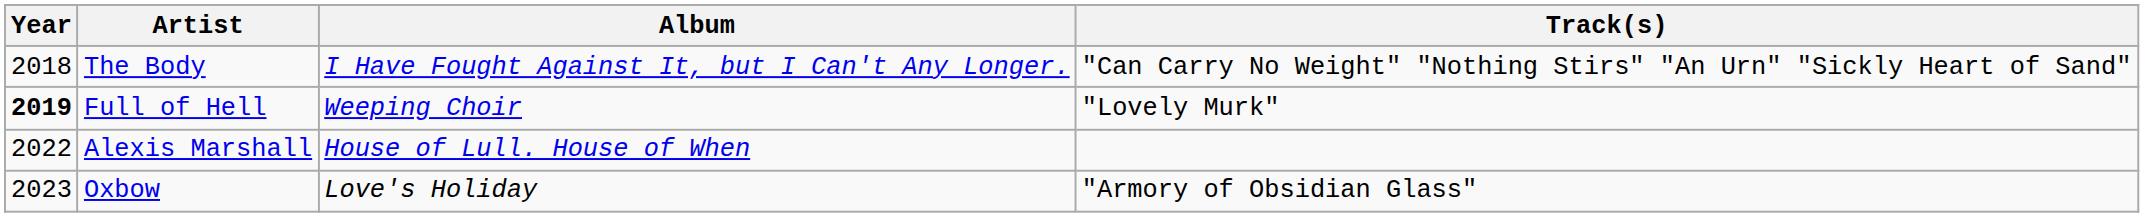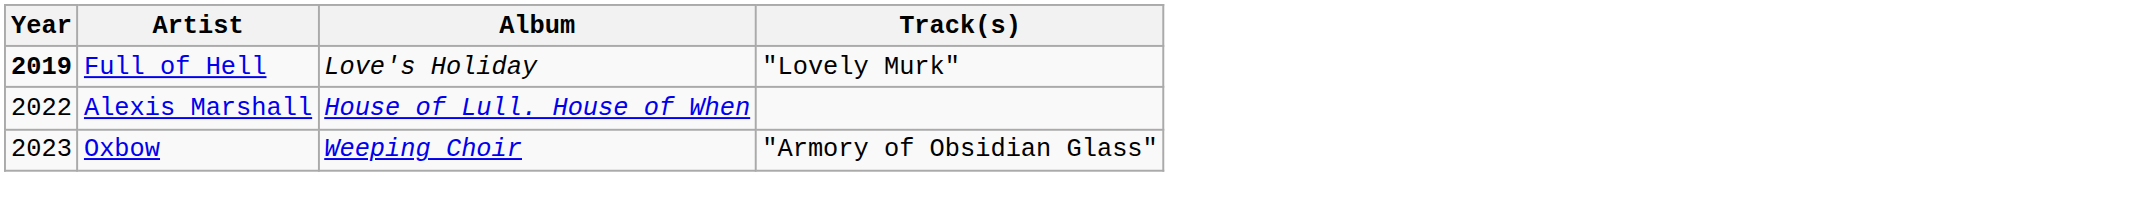- row: (145, 67)
(423, 108) Weeping Choir -> (431, 67) Love's Holiday
(431, 191) Love's Holiday -> (423, 150) Weeping Choir
